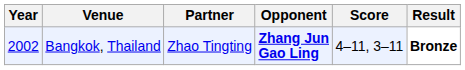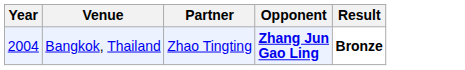- column: (369, 16)
(23, 46) 2002 -> (23, 46) 2004
